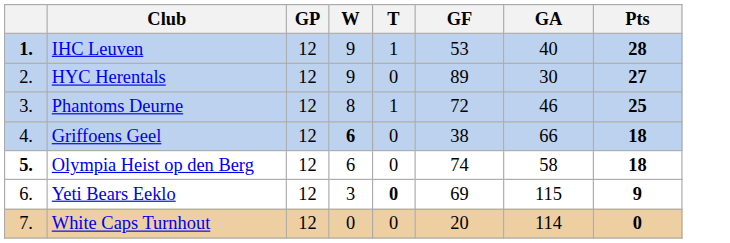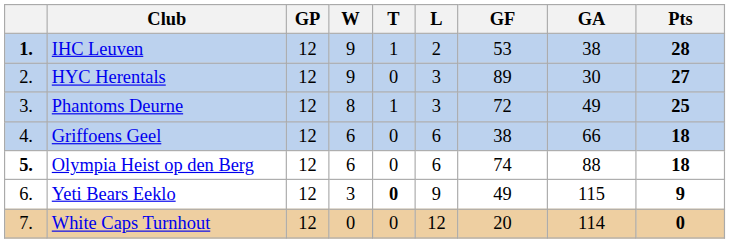+ column: (436, 19)
(548, 48) 40 -> (591, 48) 38
(548, 106) 46 -> (591, 106) 49
(351, 135) bold -> (351, 135) normal
(548, 164) 58 -> (591, 164) 88
(459, 194) 69 -> (502, 194) 49
